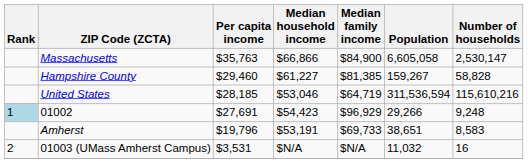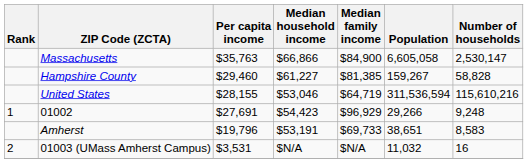(237, 94) $28,185 -> (237, 94) $28,155
(10, 112) lightblue background -> (10, 112) no background
